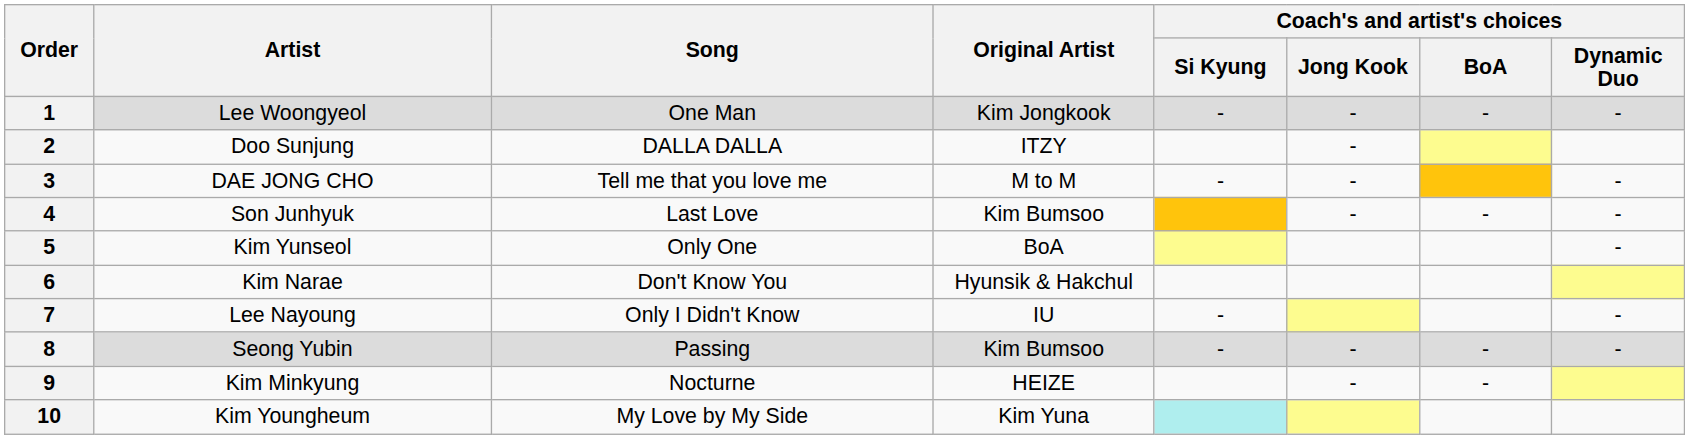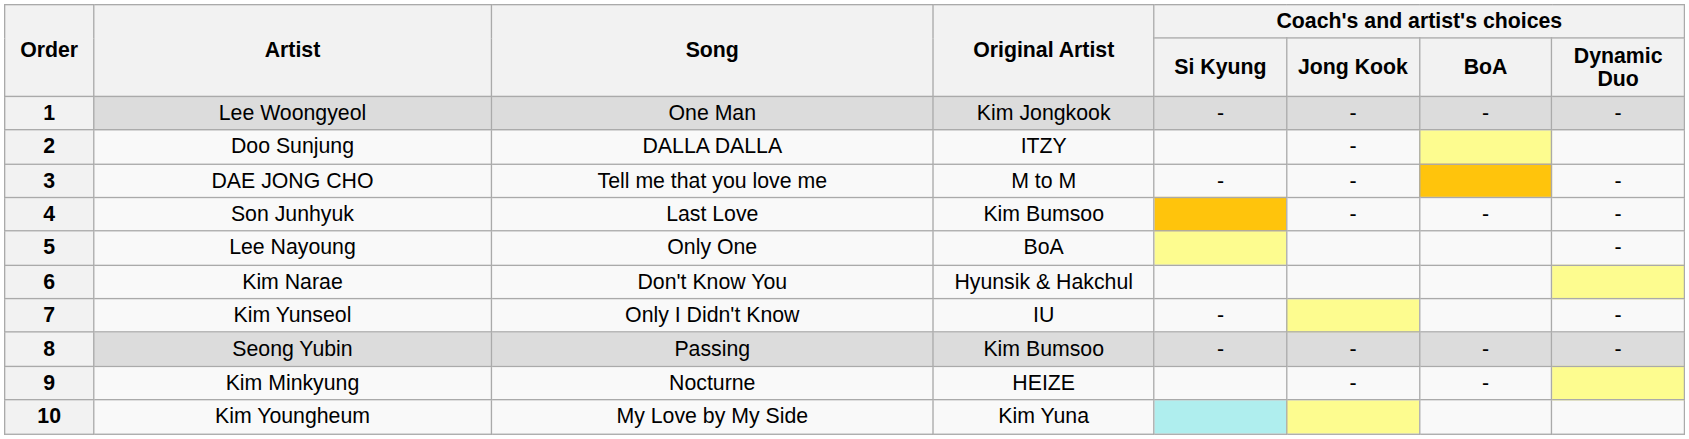(292, 247) Kim Yunseol -> (292, 247) Lee Nayoung
(292, 315) Lee Nayoung -> (292, 315) Kim Yunseol
